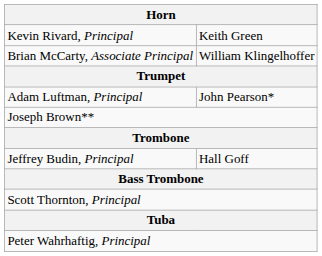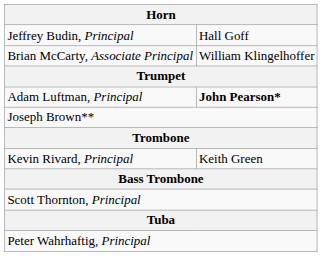rows swapped: (70, 35) <-> (70, 158)
(237, 96) normal -> (240, 96) bold
